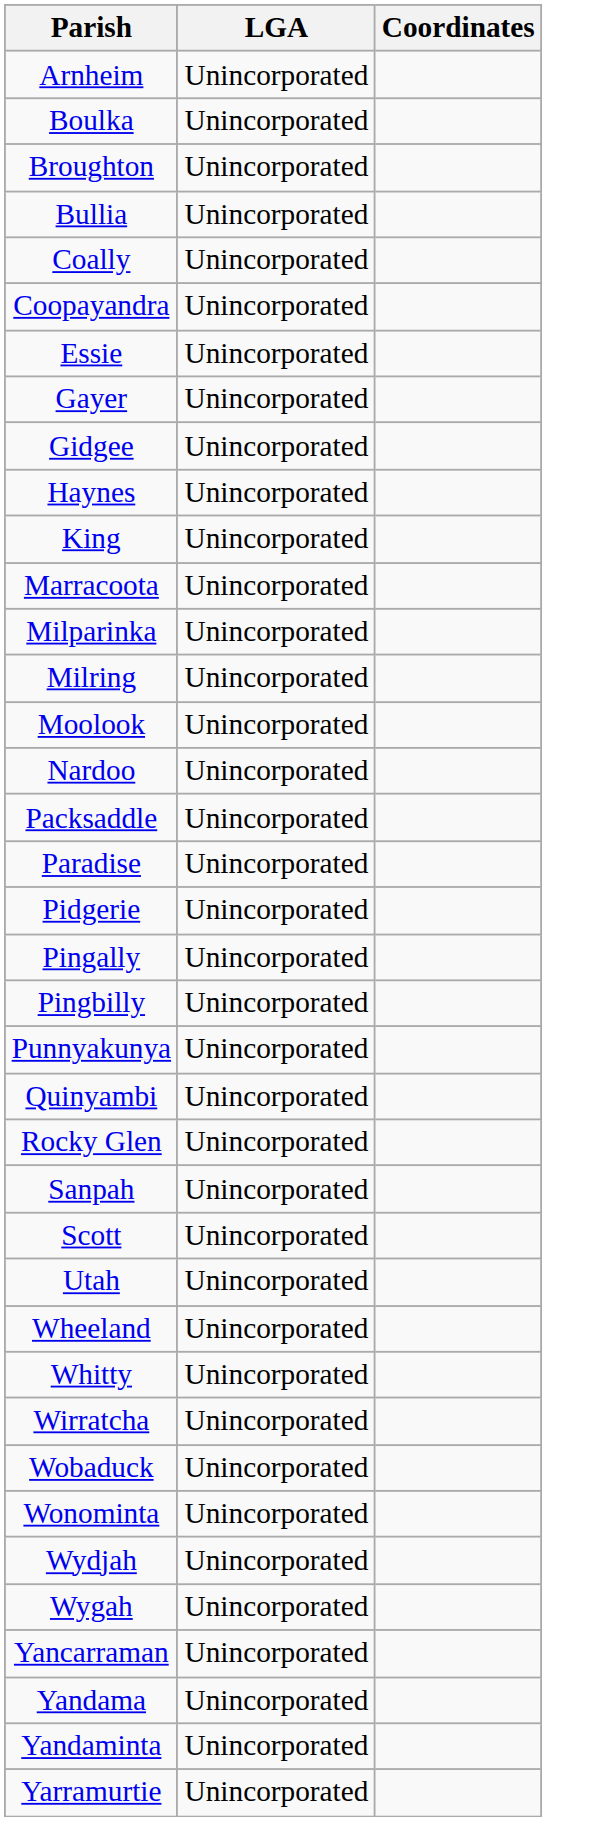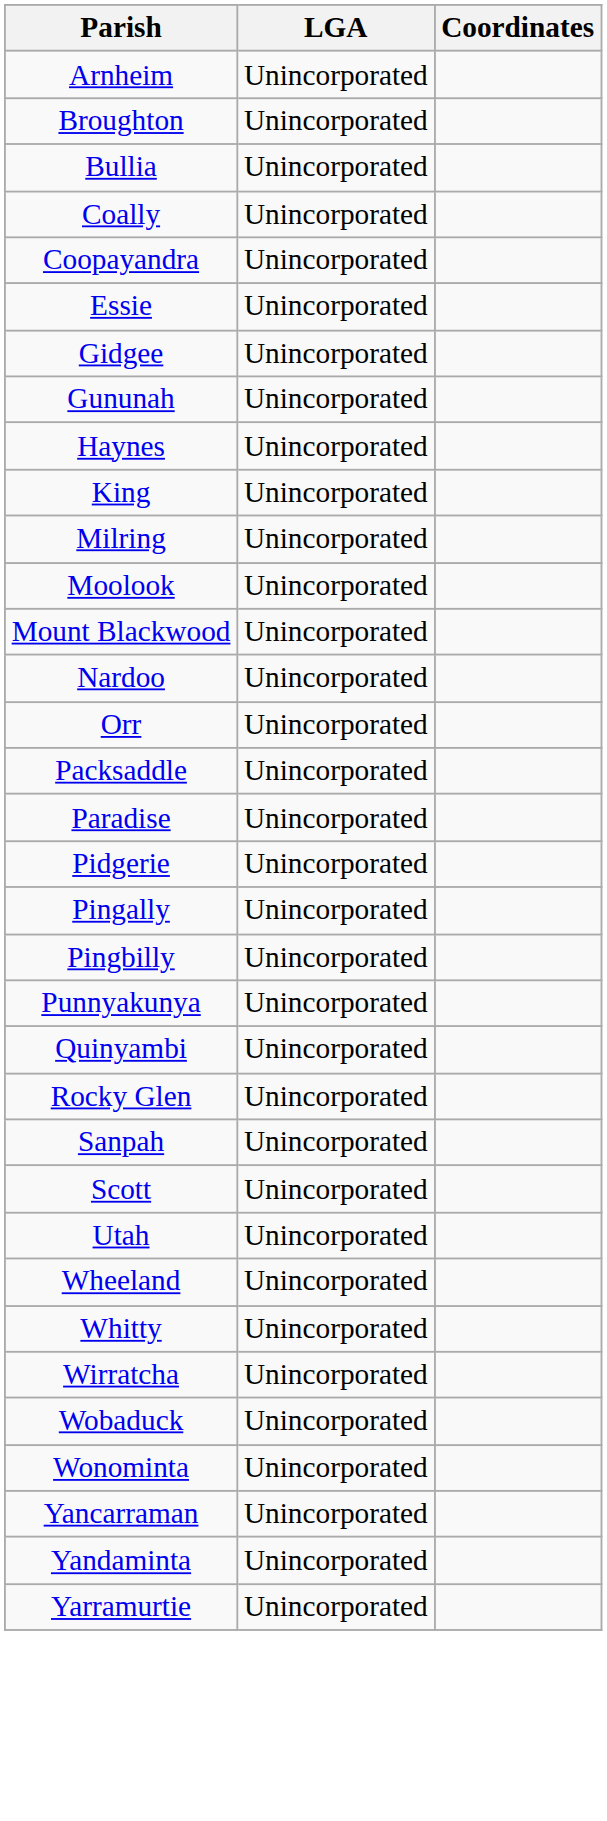- row: (91, 120)
- row: (91, 399)
+ row: (121, 399)
- row: (91, 584)
- row: (91, 631)
+ row: (121, 631)
+ row: (121, 724)
- row: (91, 1560)
- row: (91, 1606)
- row: (91, 1699)
